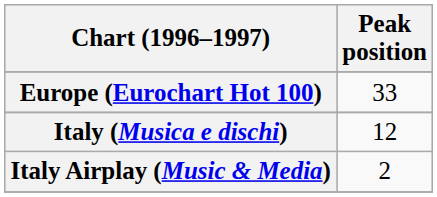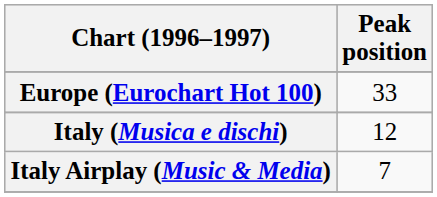(385, 171) 2 -> (385, 171) 7
